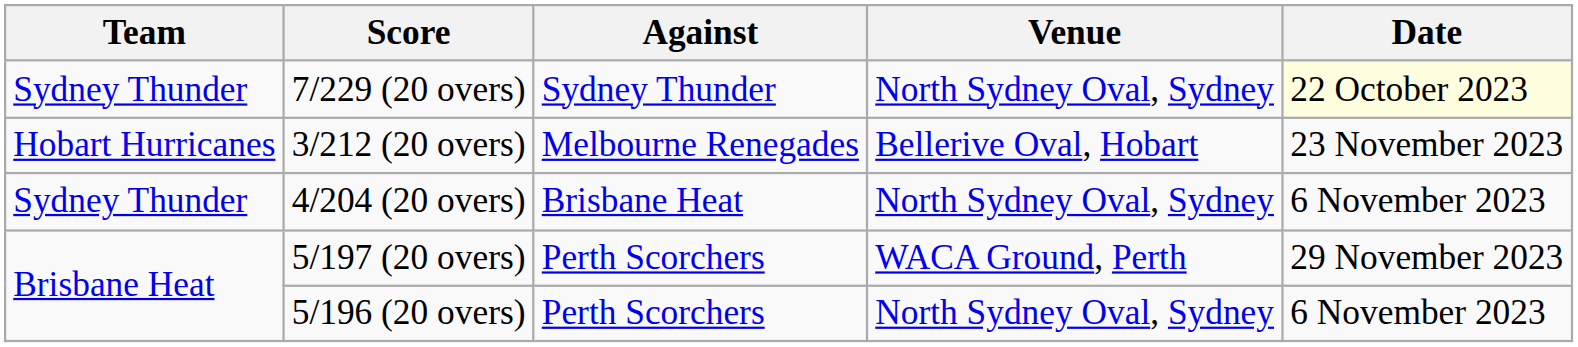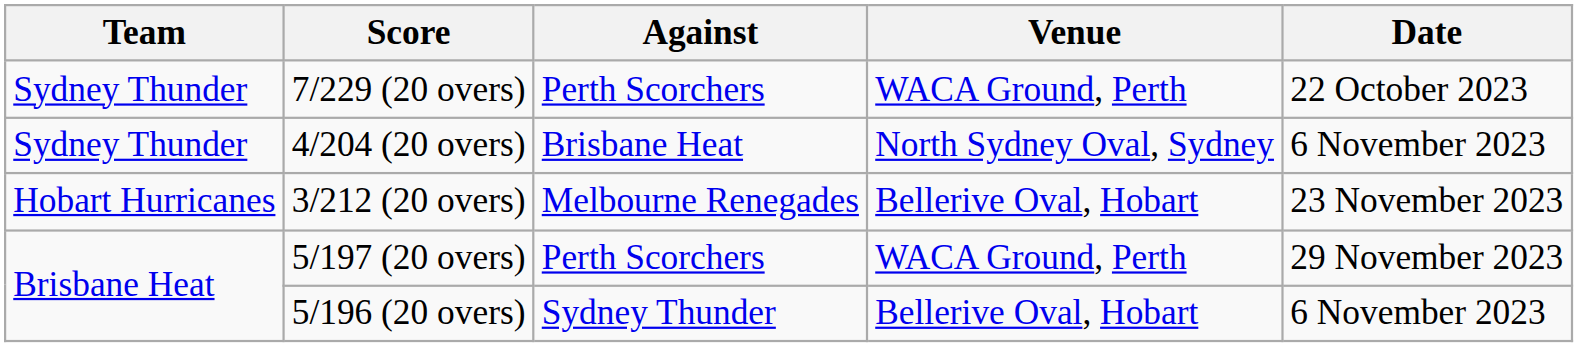(659, 88) Sydney Thunder -> (653, 88) Perth Scorchers
(1075, 88) North Sydney Oval, Sydney -> (1031, 88) WACA Ground, Perth
(1409, 88) lightyellow background -> (1409, 88) no background
rows swapped: (409, 144) <-> (409, 200)
(653, 312) Perth Scorchers -> (659, 312) Sydney Thunder
(1075, 312) North Sydney Oval, Sydney -> (1037, 312) Bellerive Oval, Hobart
